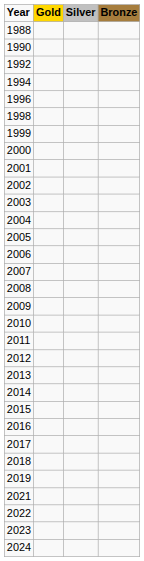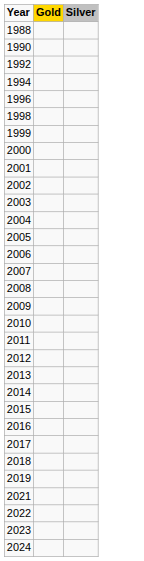- column: (119, 13)
